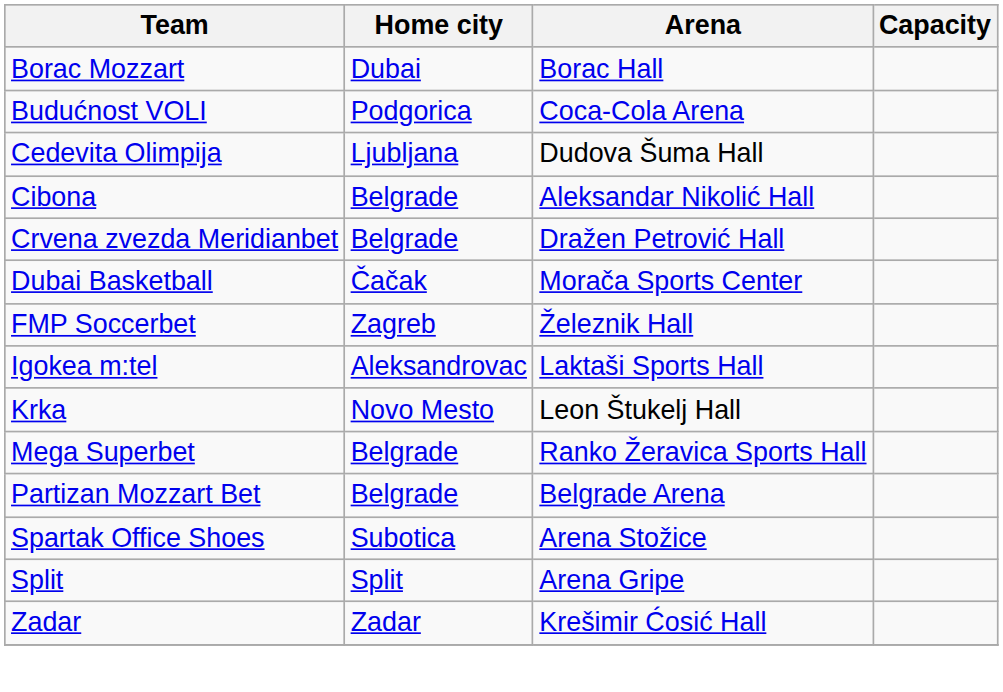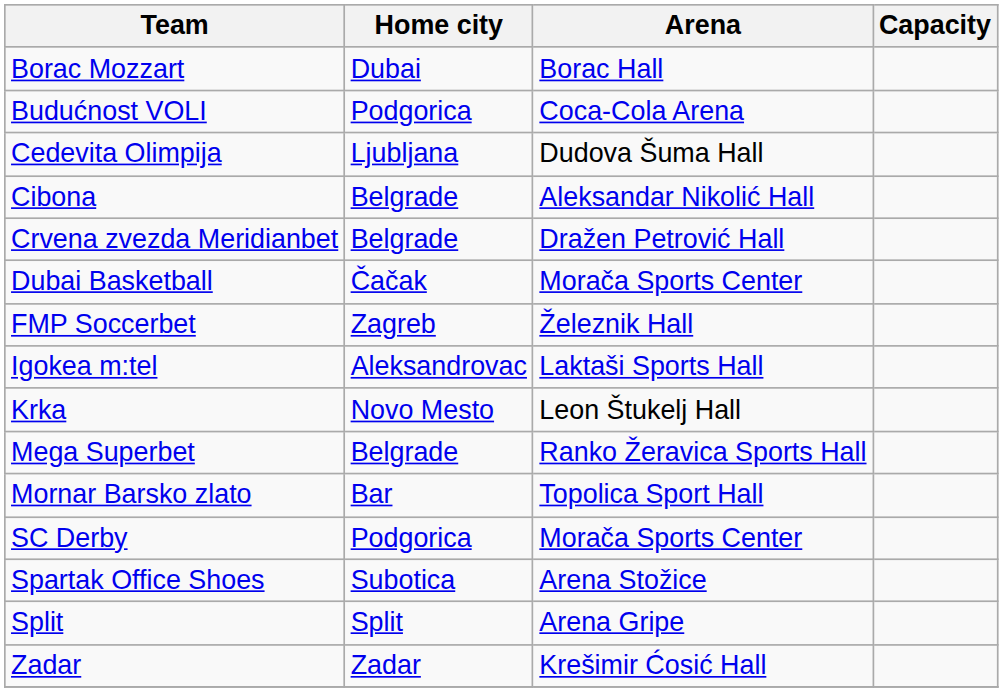+ row: (131, 494)
- row: (136, 494)
+ row: (69, 537)
